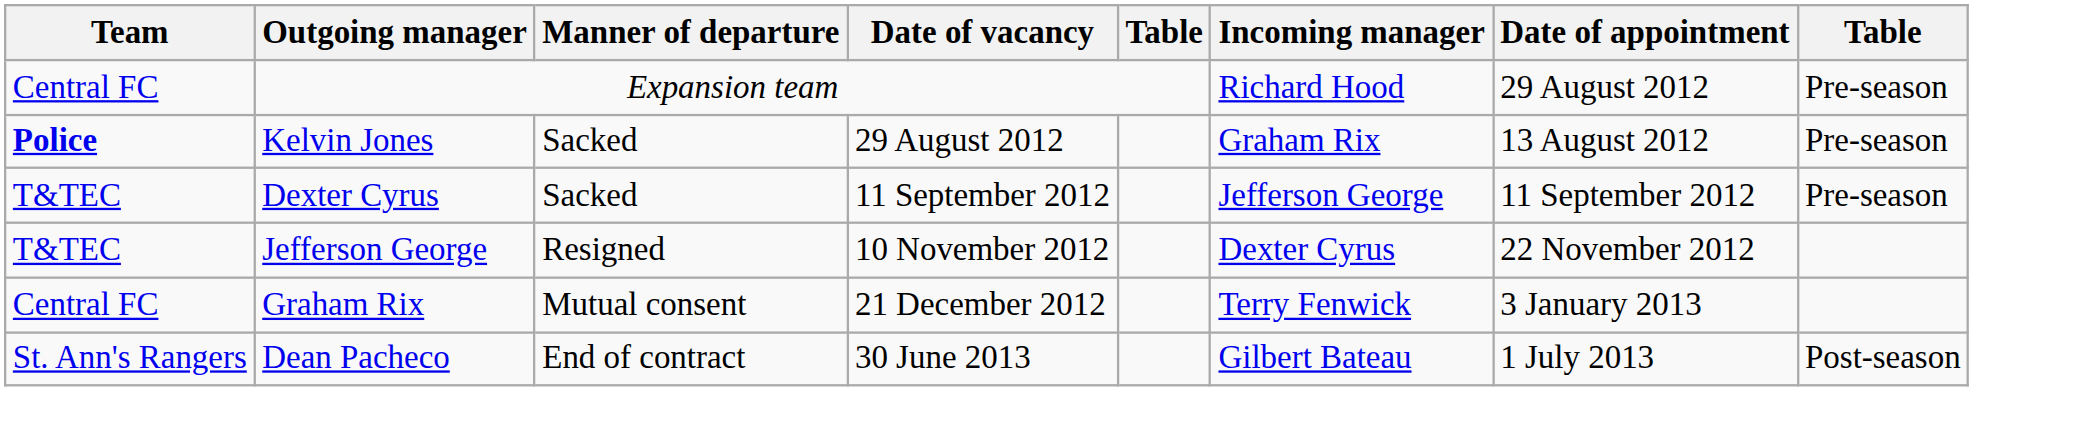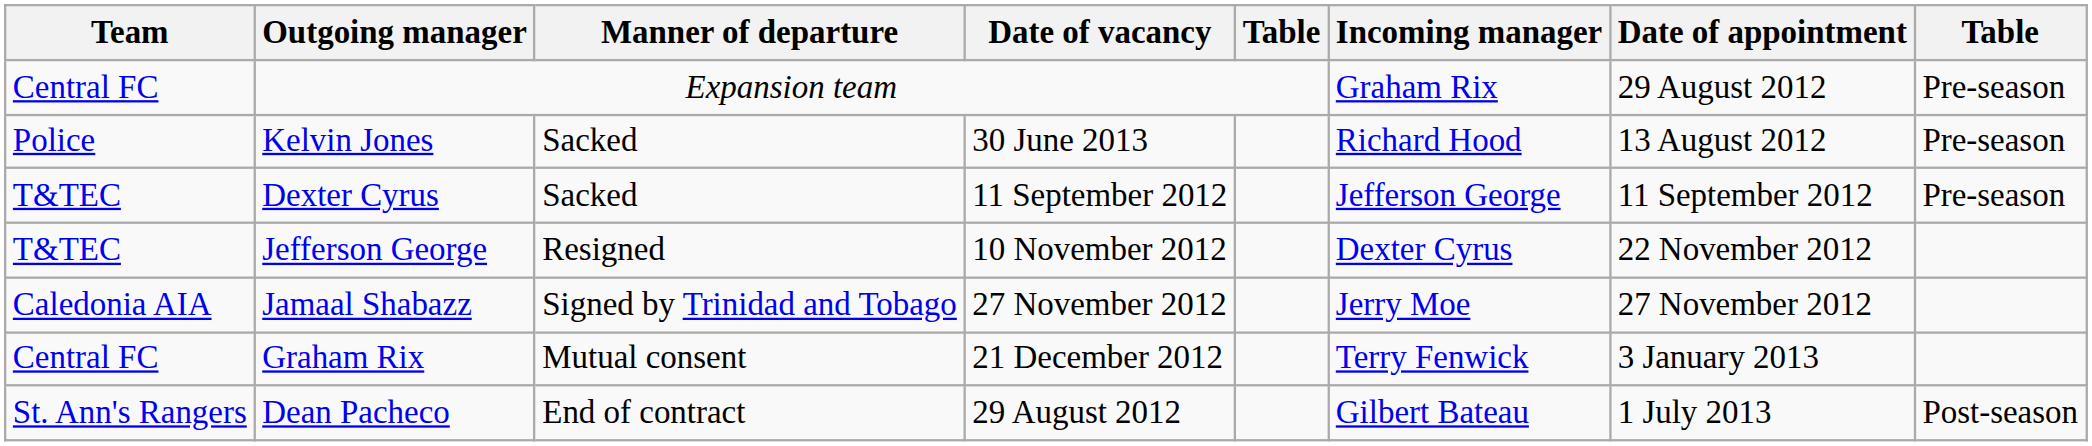(1311, 86) Richard Hood -> (1417, 86) Graham Rix
(55, 140) bold -> (54, 140) normal
(959, 140) 29 August 2012 -> (1060, 140) 30 June 2013
(1299, 140) Graham Rix -> (1429, 140) Richard Hood
+ row: (367, 304)
(943, 358) 30 June 2013 -> (1077, 412) 29 August 2012
